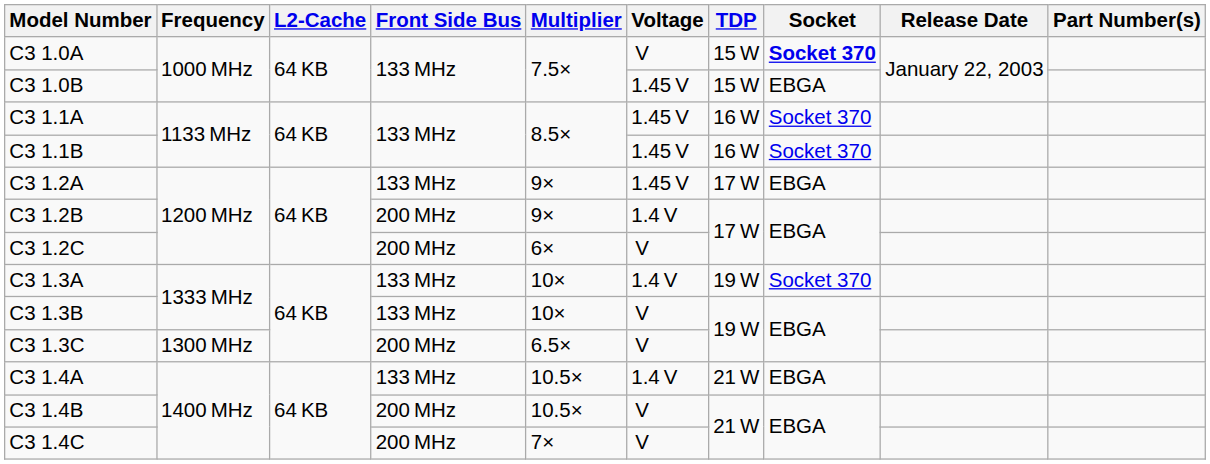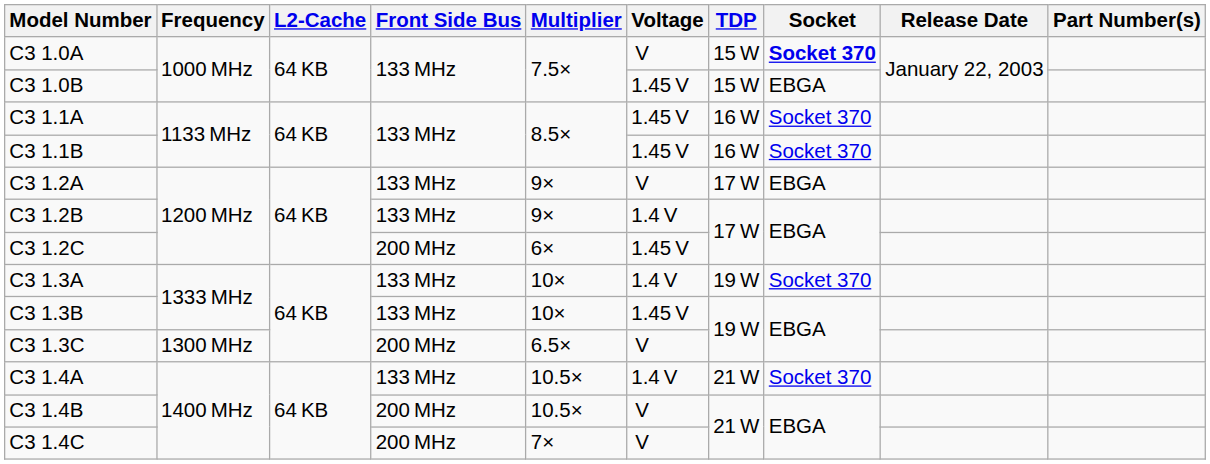(660, 183) 1.45 V -> (640, 183) V
(416, 215) 200 MHz -> (416, 215) 133 MHz
(640, 248) V -> (660, 248) 1.45 V
(640, 313) V -> (660, 313) 1.45 V
(797, 378) EBGA -> (820, 378) Socket 370
